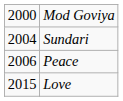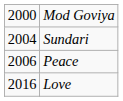(22, 84) 2015 -> (22, 84) 2016
